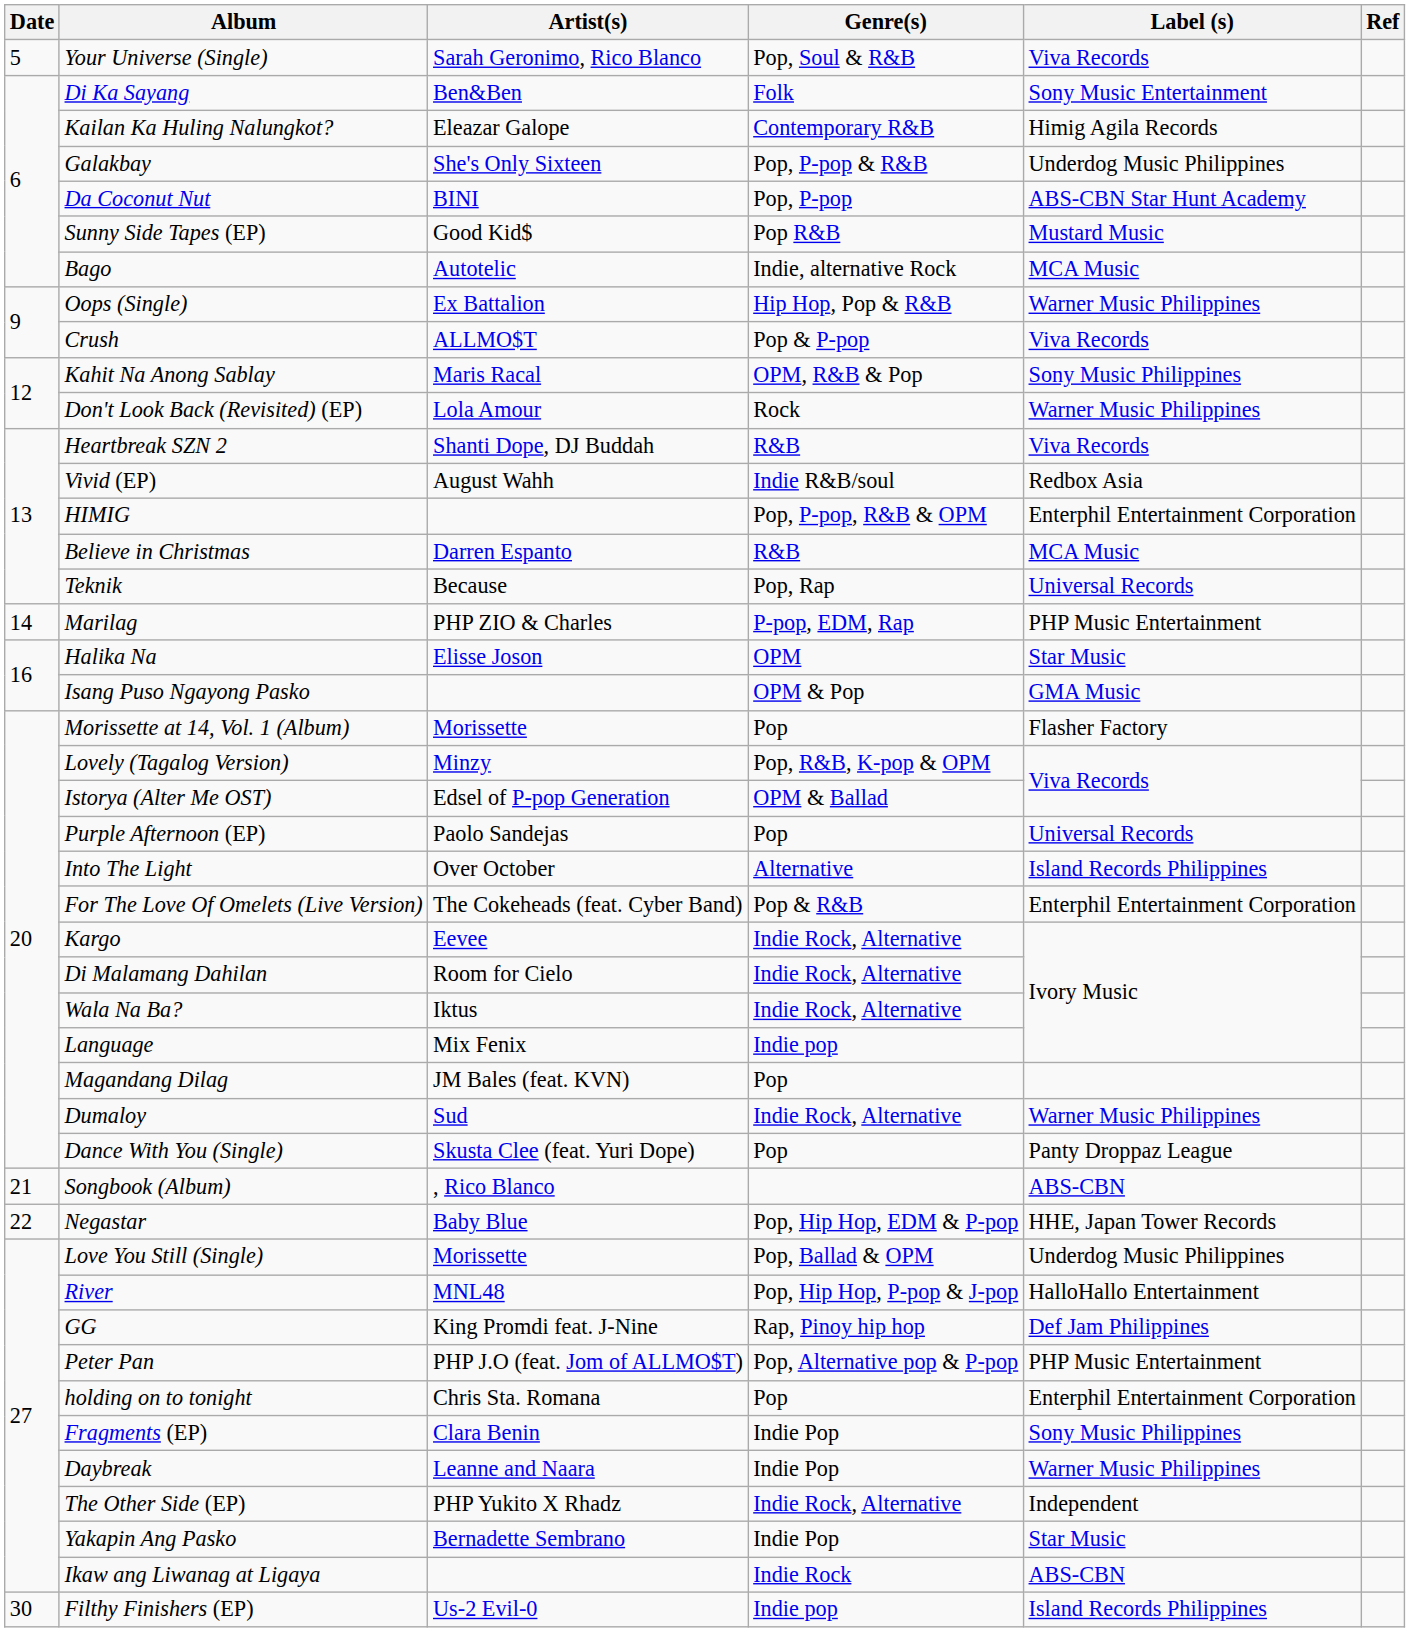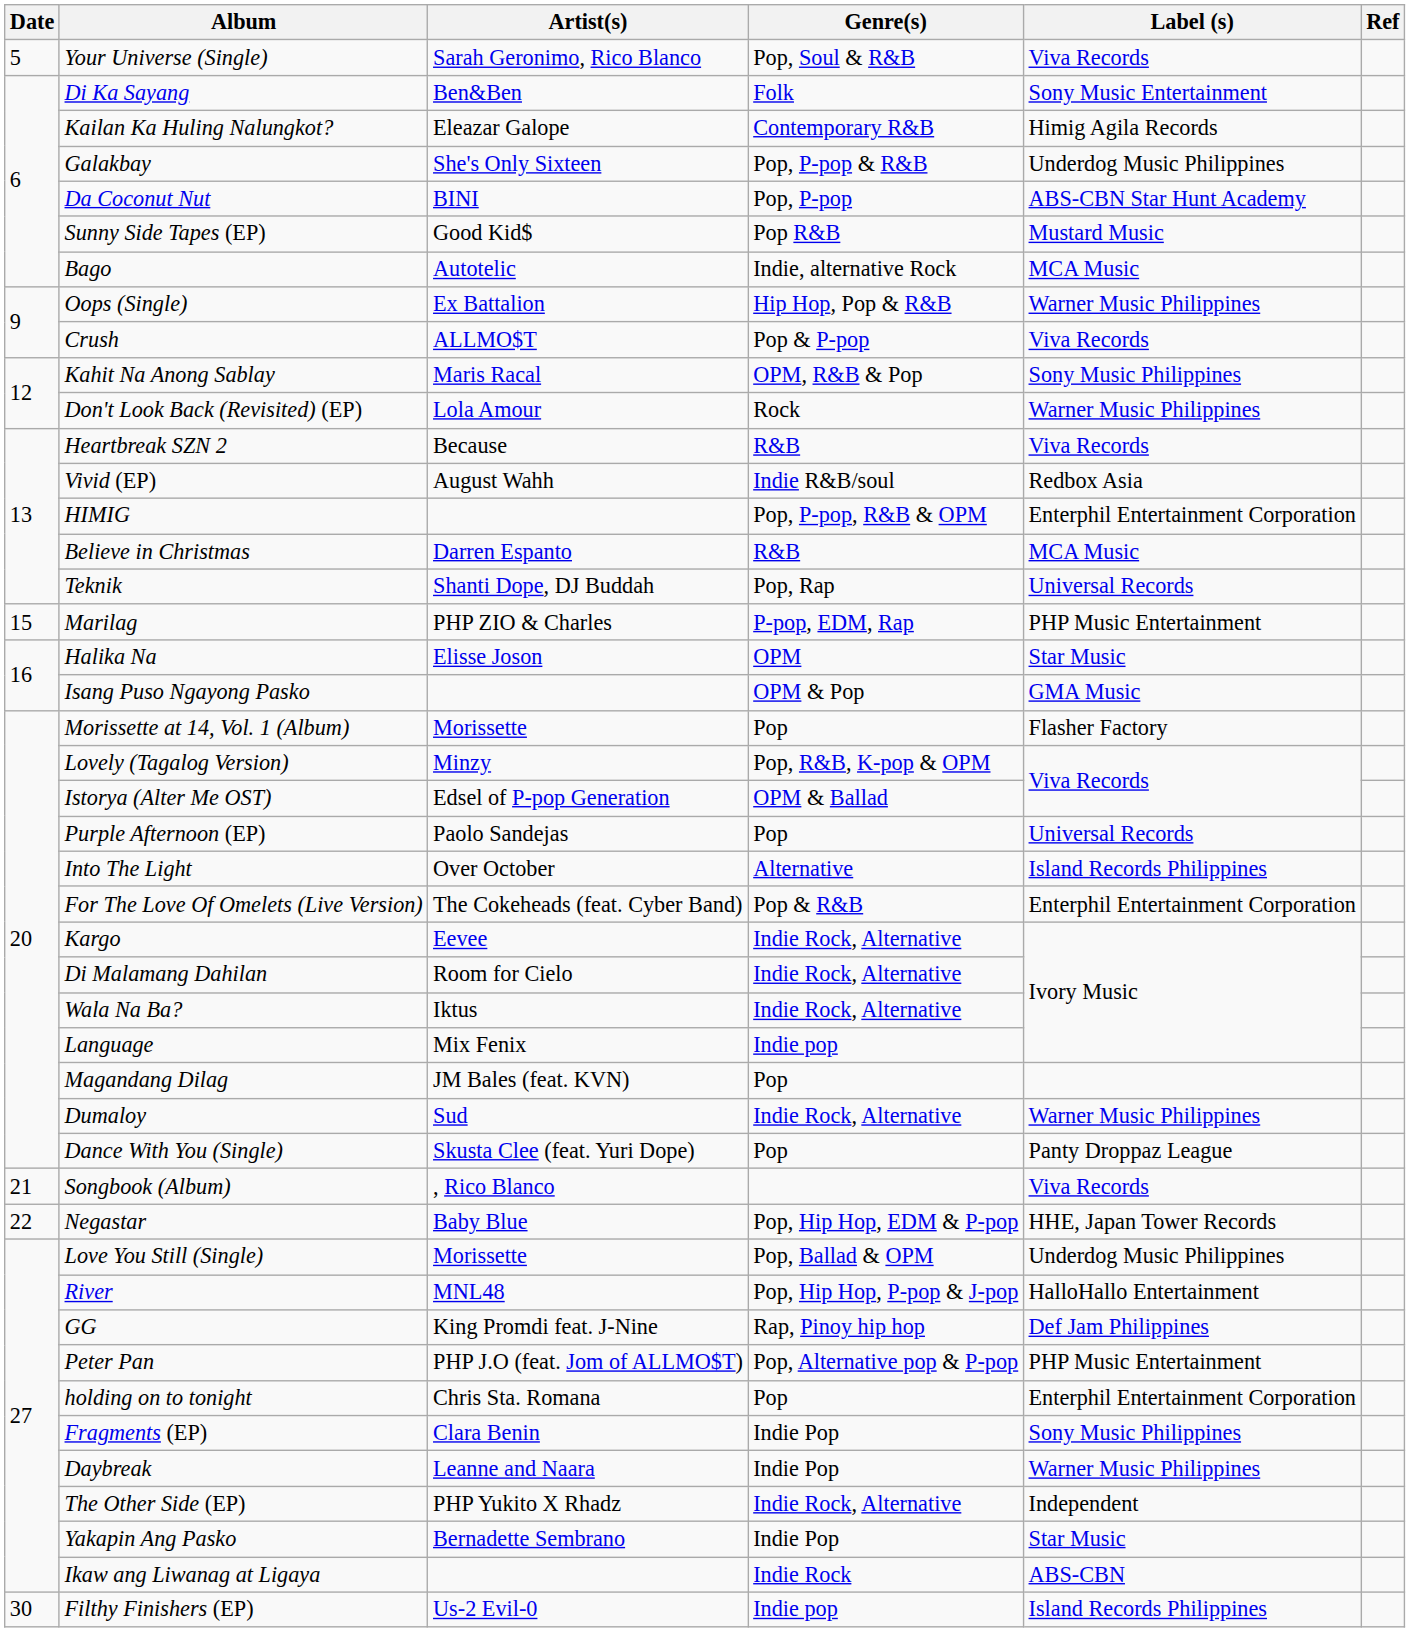(544, 445) Shanti Dope, DJ Buddah -> (470, 445) Because
(470, 586) Because -> (544, 586) Shanti Dope, DJ Buddah
(21, 621) 14 -> (21, 621) 15
(1077, 1186) ABS-CBN -> (1089, 1186) Viva Records
